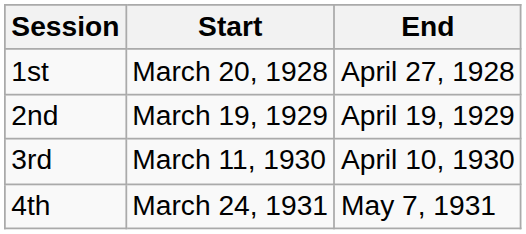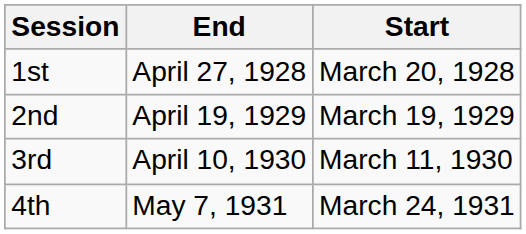columns swapped: (230, 26) <-> (428, 26)
